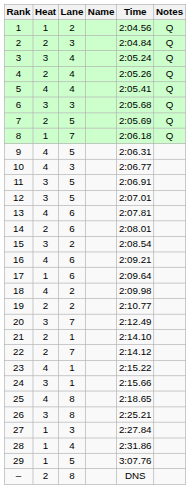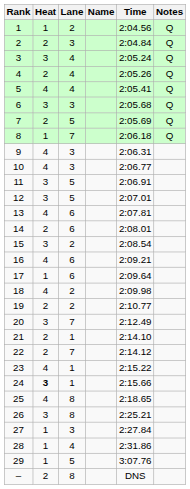(72, 151) 5 -> (72, 151) 3
(45, 383) normal -> (45, 383) bold
